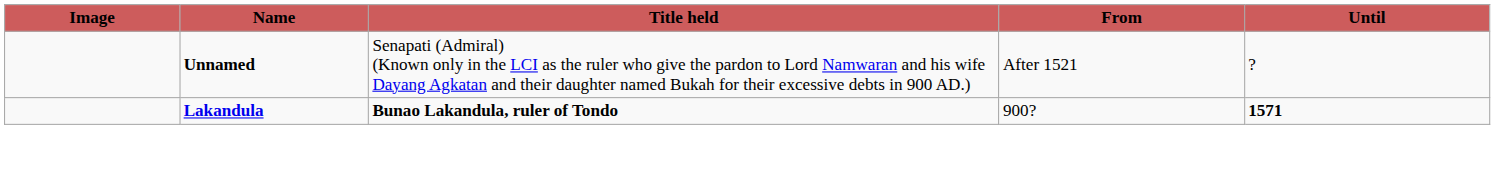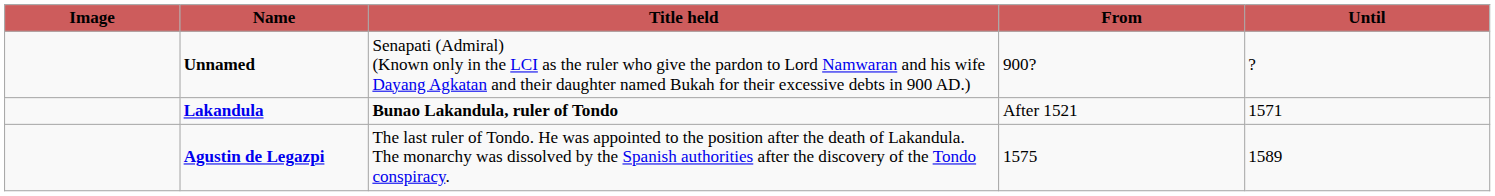(1040, 64) After 1521 -> (1020, 64) 900?
(1020, 110) 900? -> (1040, 110) After 1521
(1265, 110) bold -> (1265, 110) normal
+ row: (254, 157)
